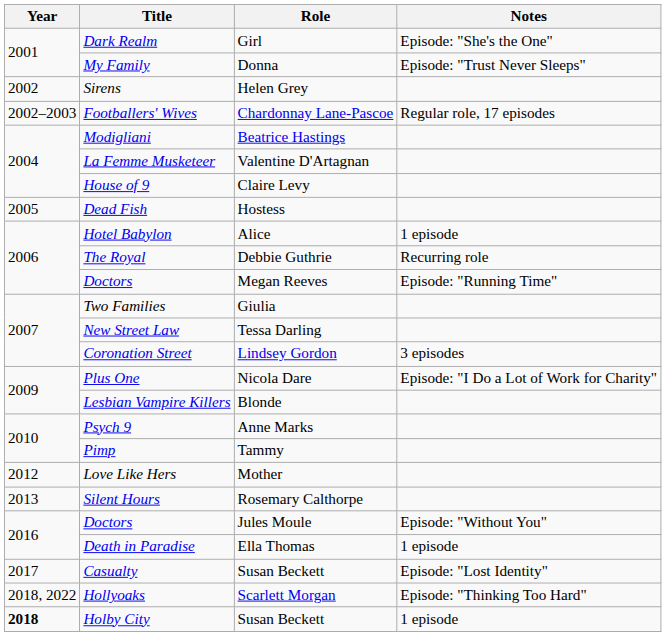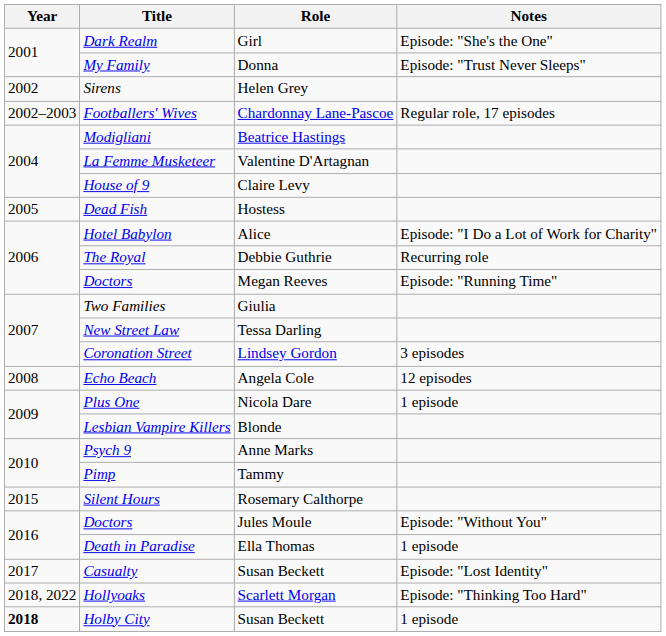(429, 233) 1 episode -> (529, 233) Episode: "I Do a Lot of Work for Charity"
+ row: (120, 378)
(529, 378) Episode: "I Do a Lot of Work for Charity" -> (429, 402) 1 episode
- row: (130, 474)
(23, 498) 2013 -> (23, 498) 2015
